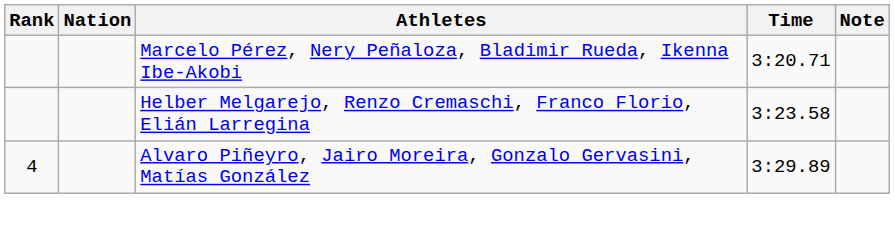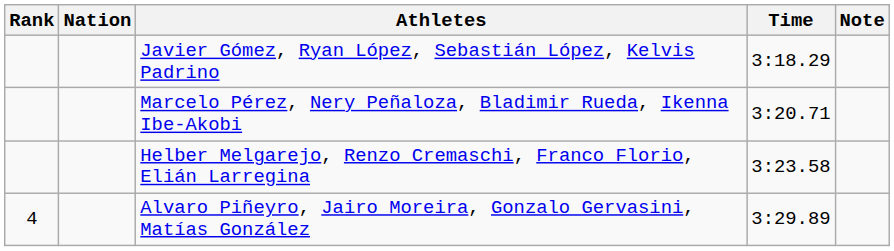+ row: (417, 62)
